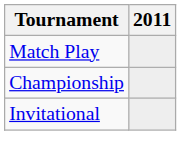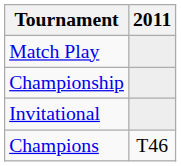+ row: (54, 144)
